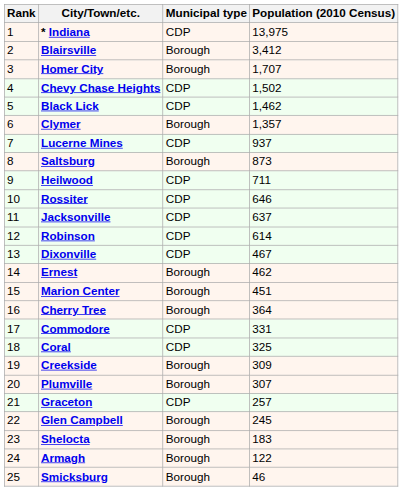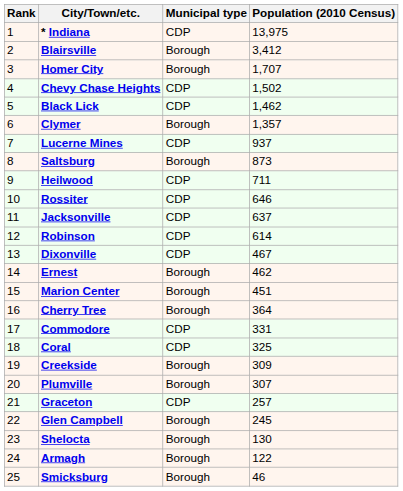(262, 439) 183 -> (262, 439) 130
